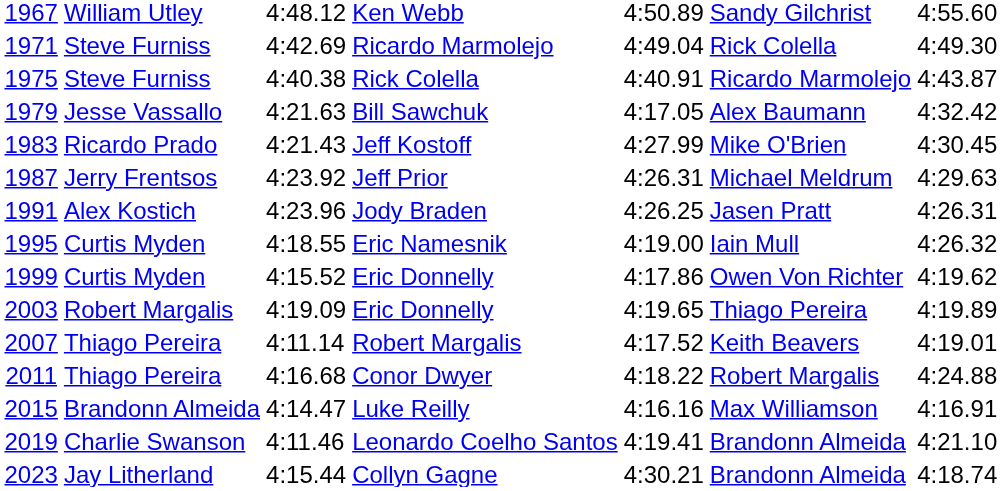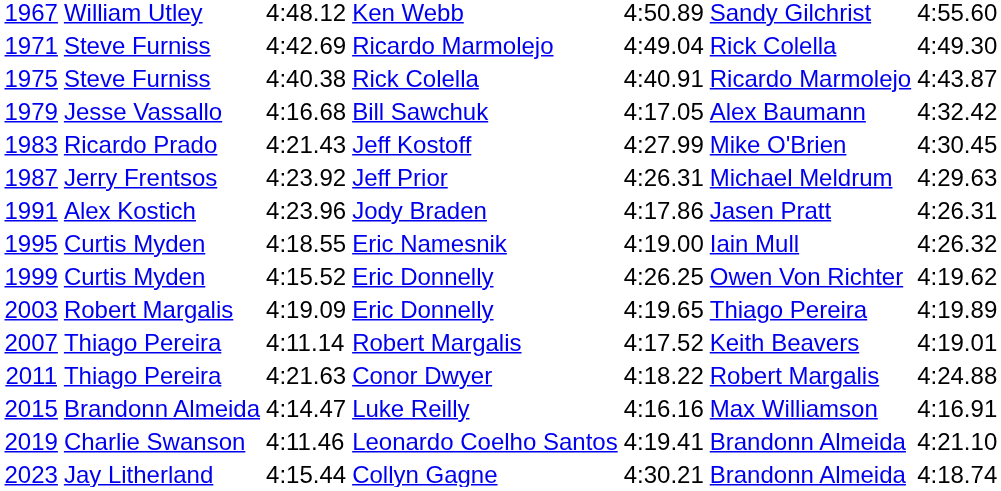(306, 111) 4:21.63 -> (306, 111) 4:16.68
(664, 210) 4:26.25 -> (664, 210) 4:17.86
(664, 276) 4:17.86 -> (664, 276) 4:26.25
(306, 375) 4:16.68 -> (306, 375) 4:21.63
